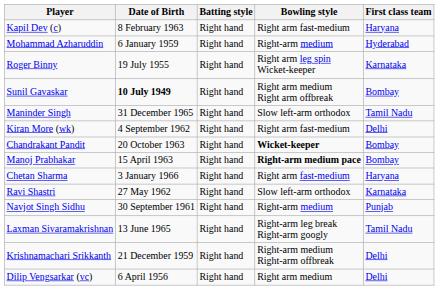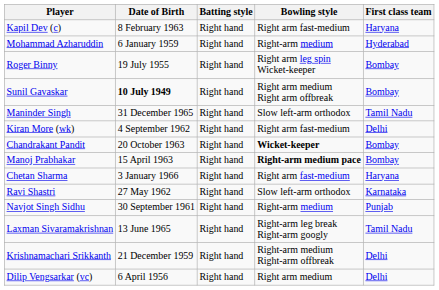(386, 65) Karnataka -> (382, 65) Bombay
